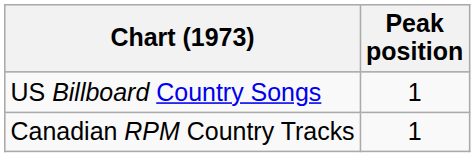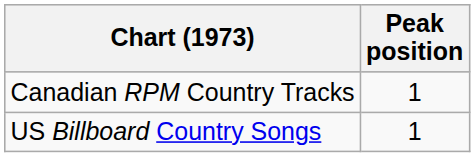rows swapped: (183, 131) <-> (166, 91)
